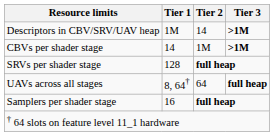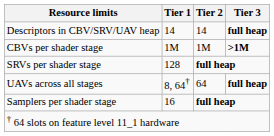(172, 30) 1M -> (170, 30) 14
(238, 30) >1M -> (247, 30) full heap
(170, 48) 14 -> (172, 48) 1M
